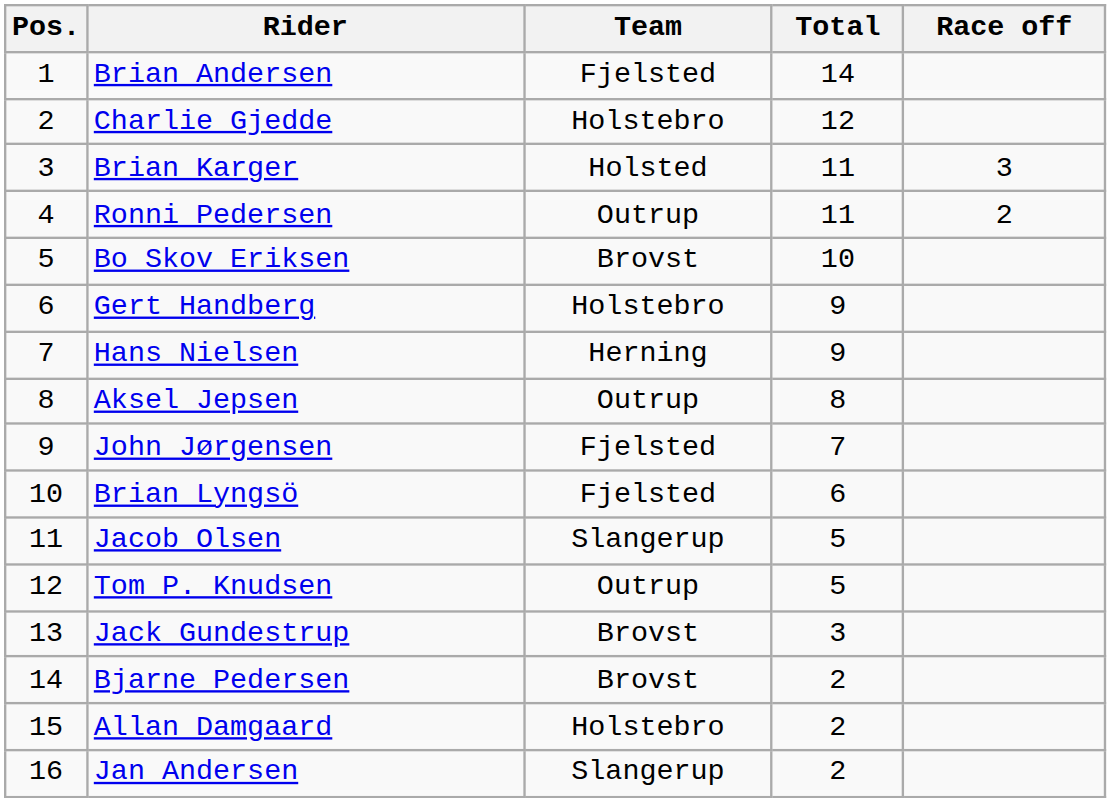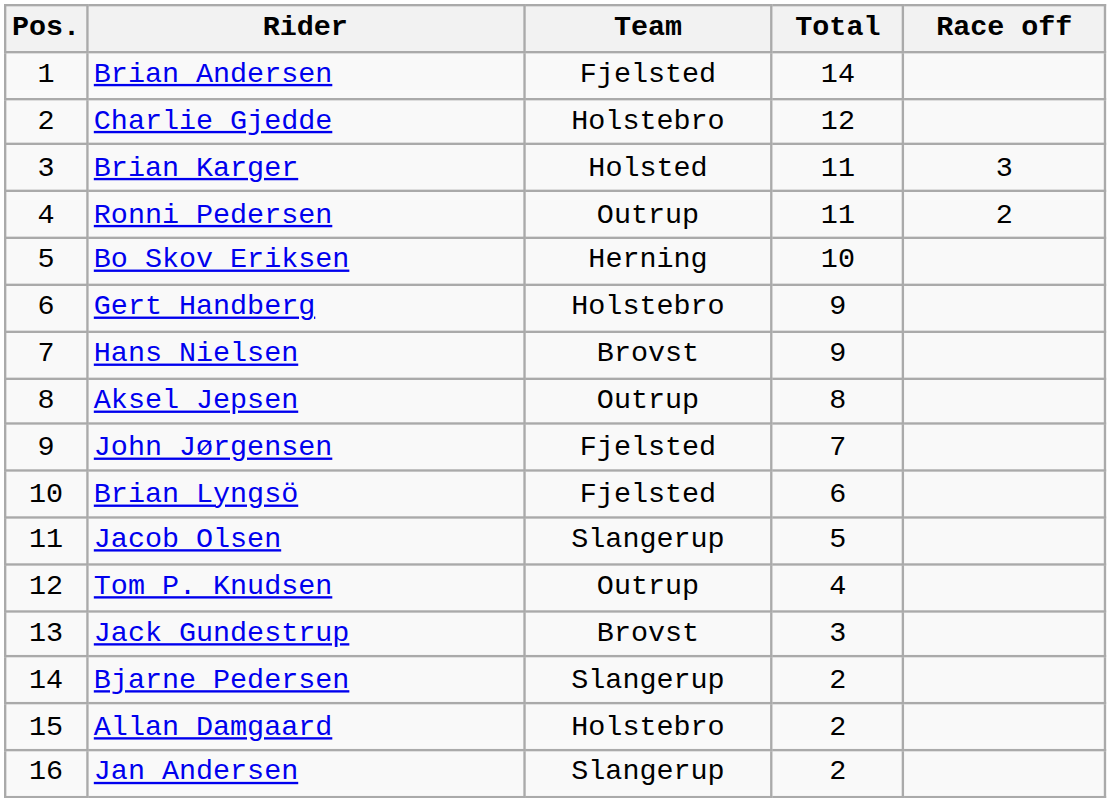(648, 261) Brovst -> (648, 261) Herning
(648, 354) Herning -> (648, 354) Brovst
(838, 587) 5 -> (838, 587) 4
(648, 680) Brovst -> (648, 680) Slangerup
